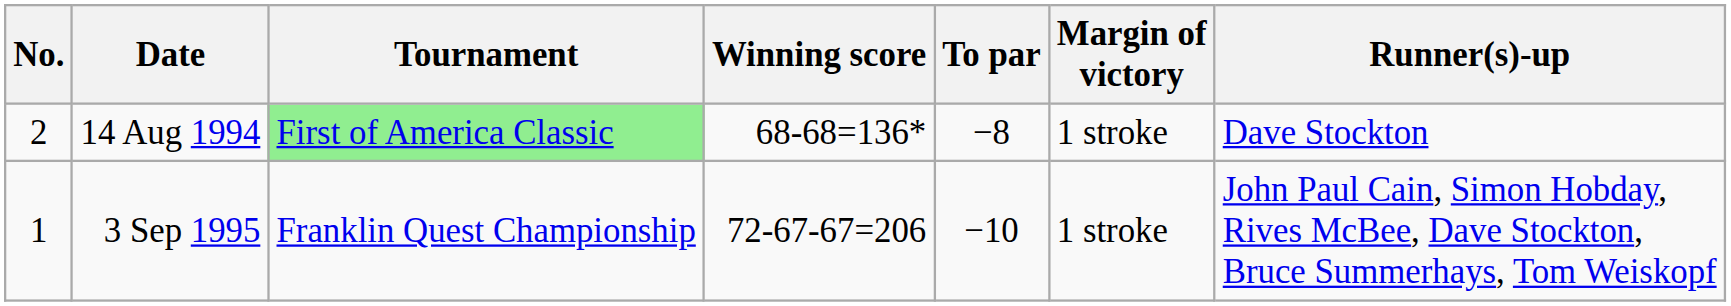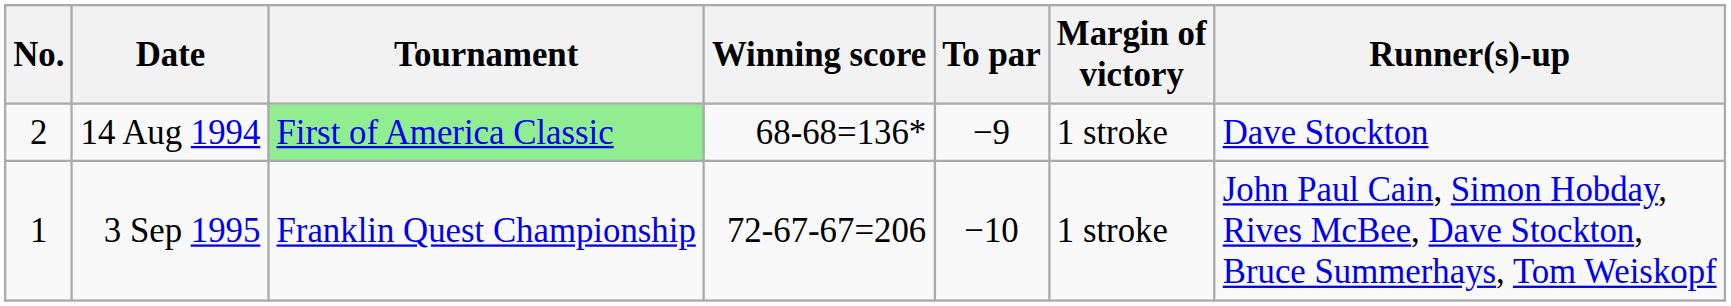(992, 131) −8 -> (992, 131) −9
